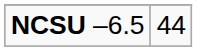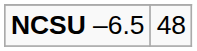(171, 25) 44 -> (171, 25) 48
